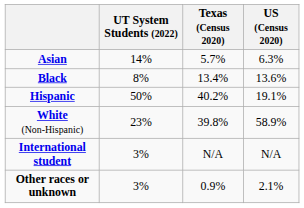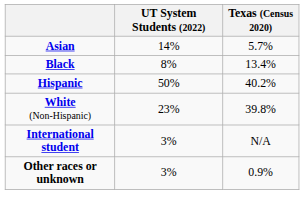- column: (271, 27)
